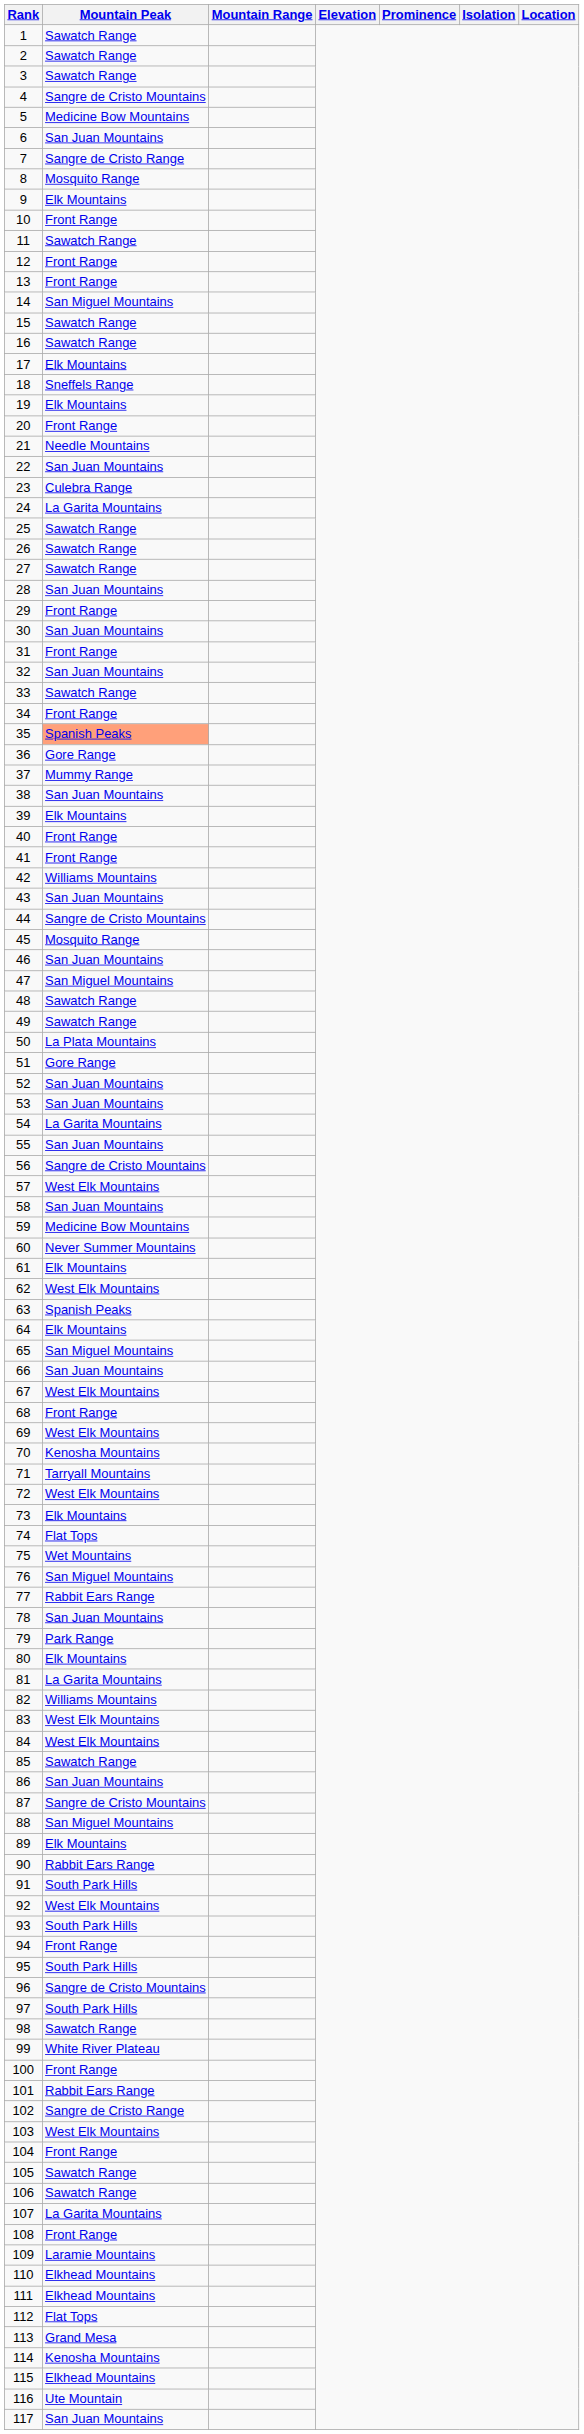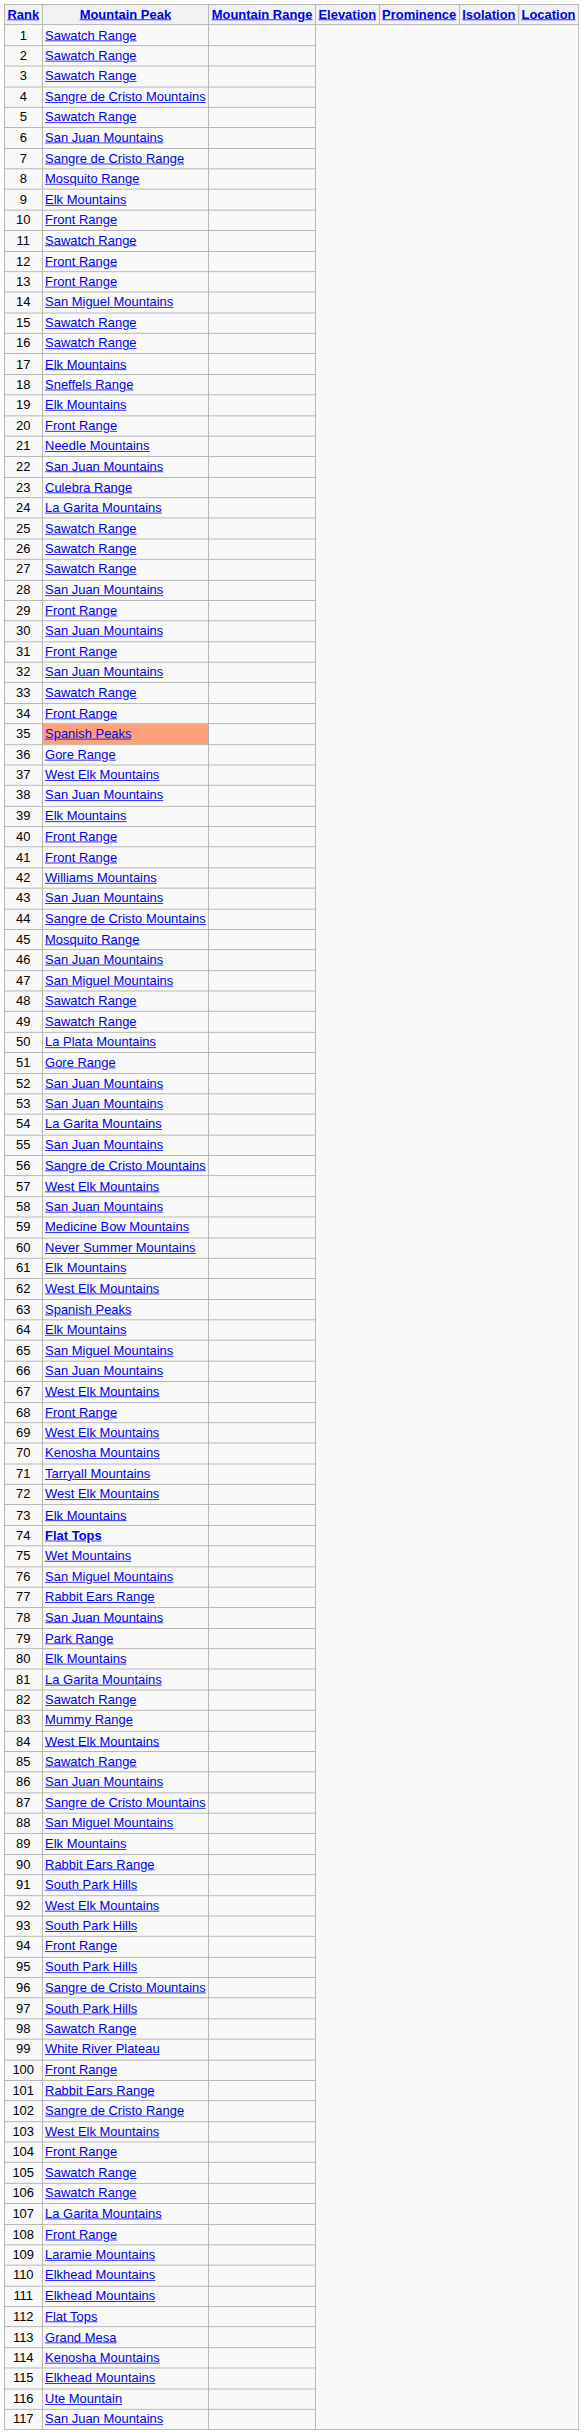(117, 117) Medicine Bow Mountains -> (91, 117) Sawatch Range
(89, 775) Mummy Range -> (102, 775) West Elk Mountains
(71, 1535) normal -> (73, 1535) bold
(101, 1700) Williams Mountains -> (91, 1700) Sawatch Range
(102, 1720) West Elk Mountains -> (89, 1720) Mummy Range
